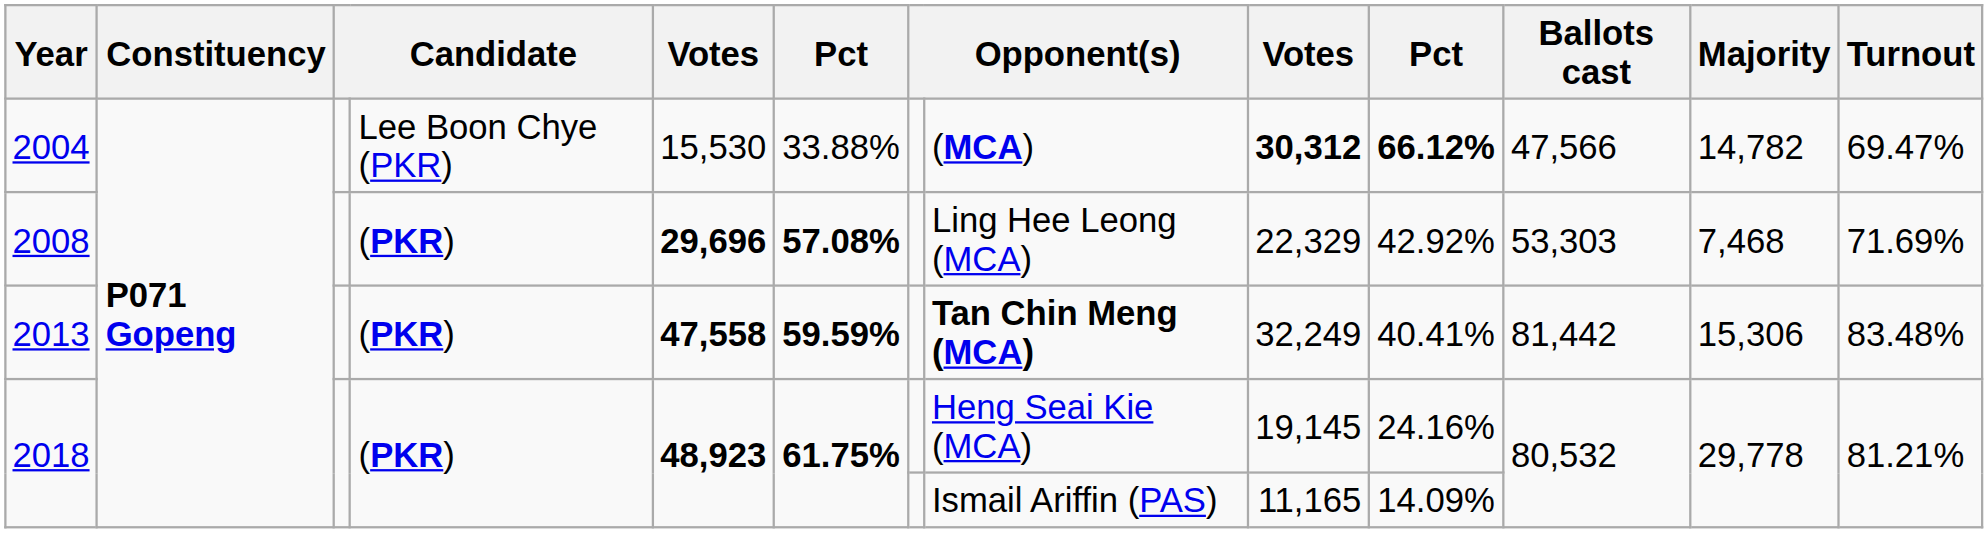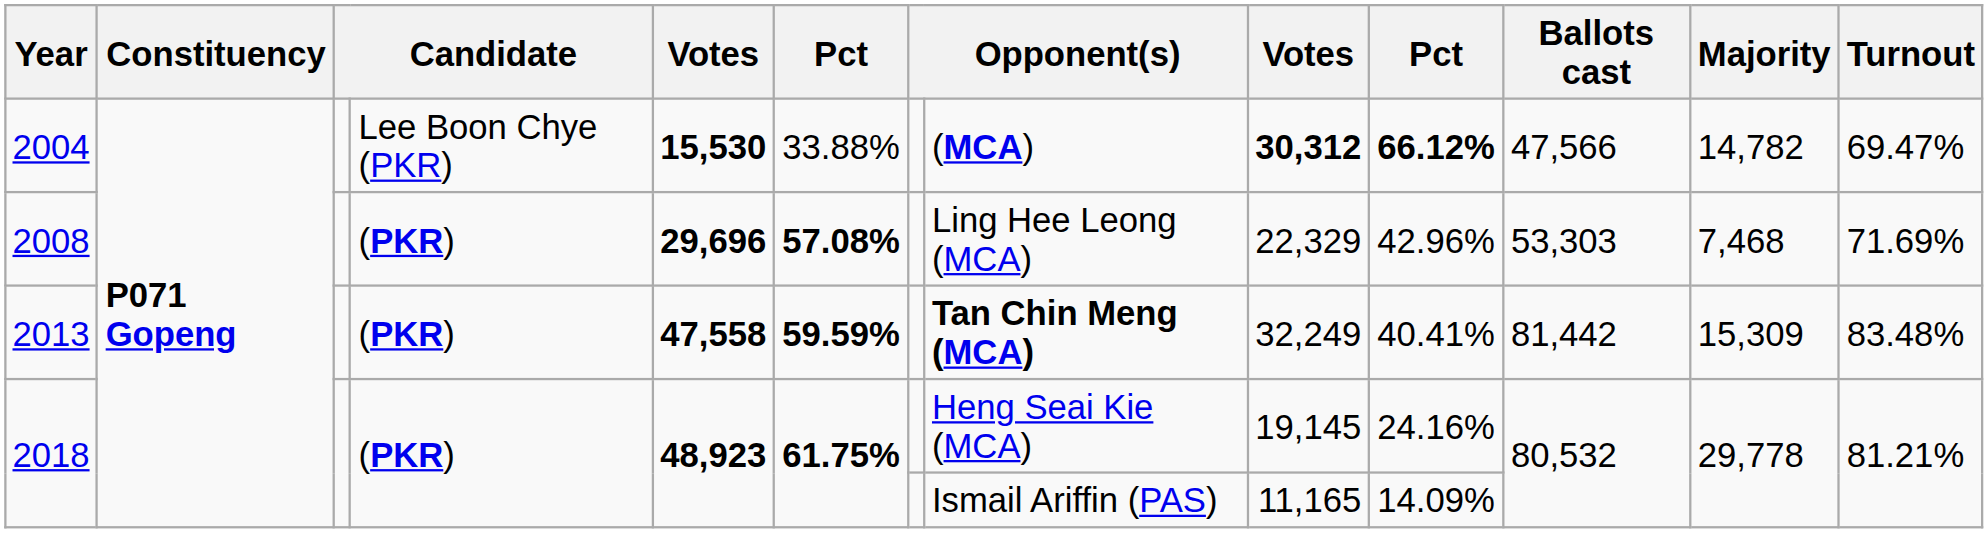(713, 146) normal -> (713, 146) bold
(1436, 239) 42.92% -> (1436, 239) 42.96%
(1751, 333) 15,306 -> (1751, 333) 15,309
